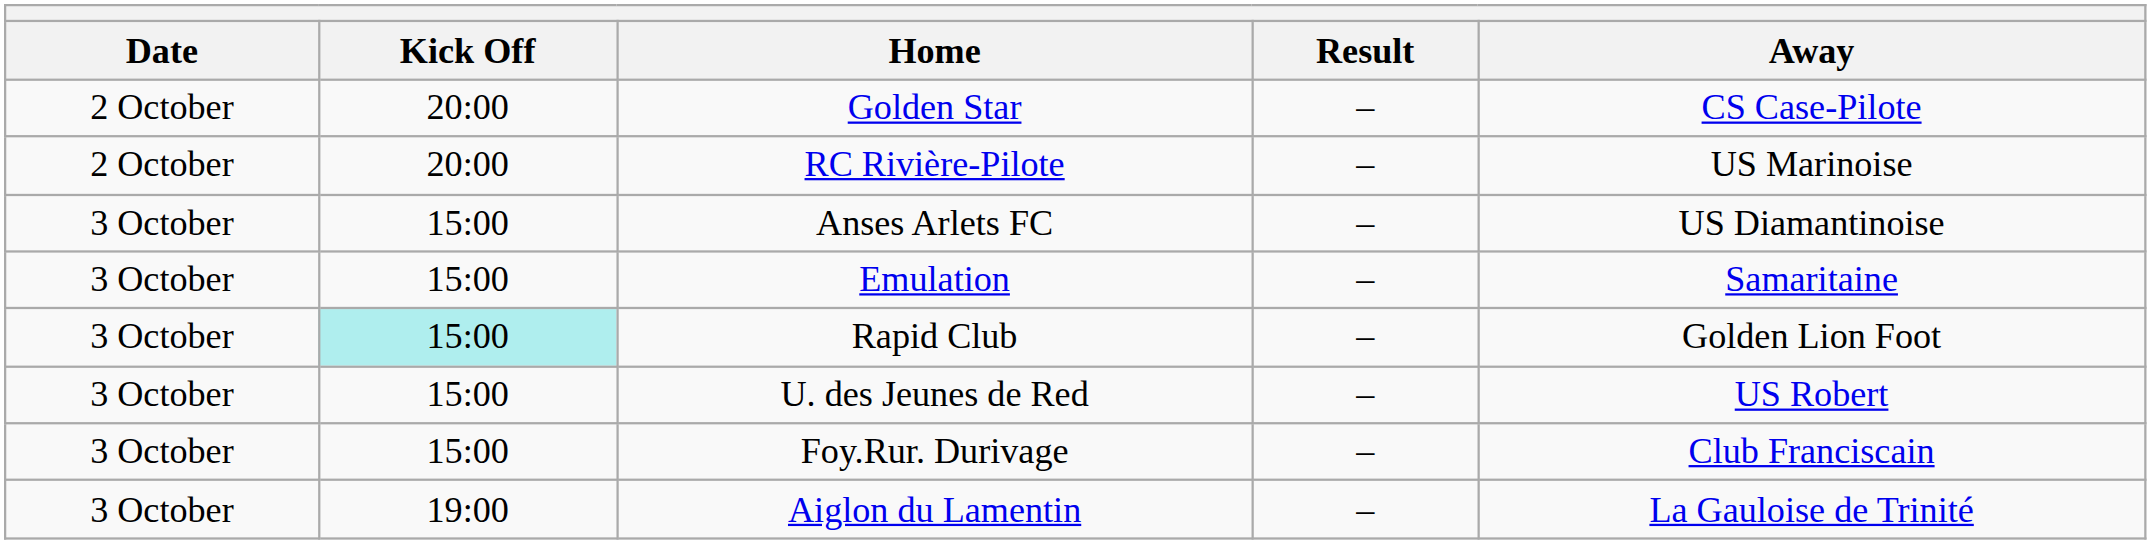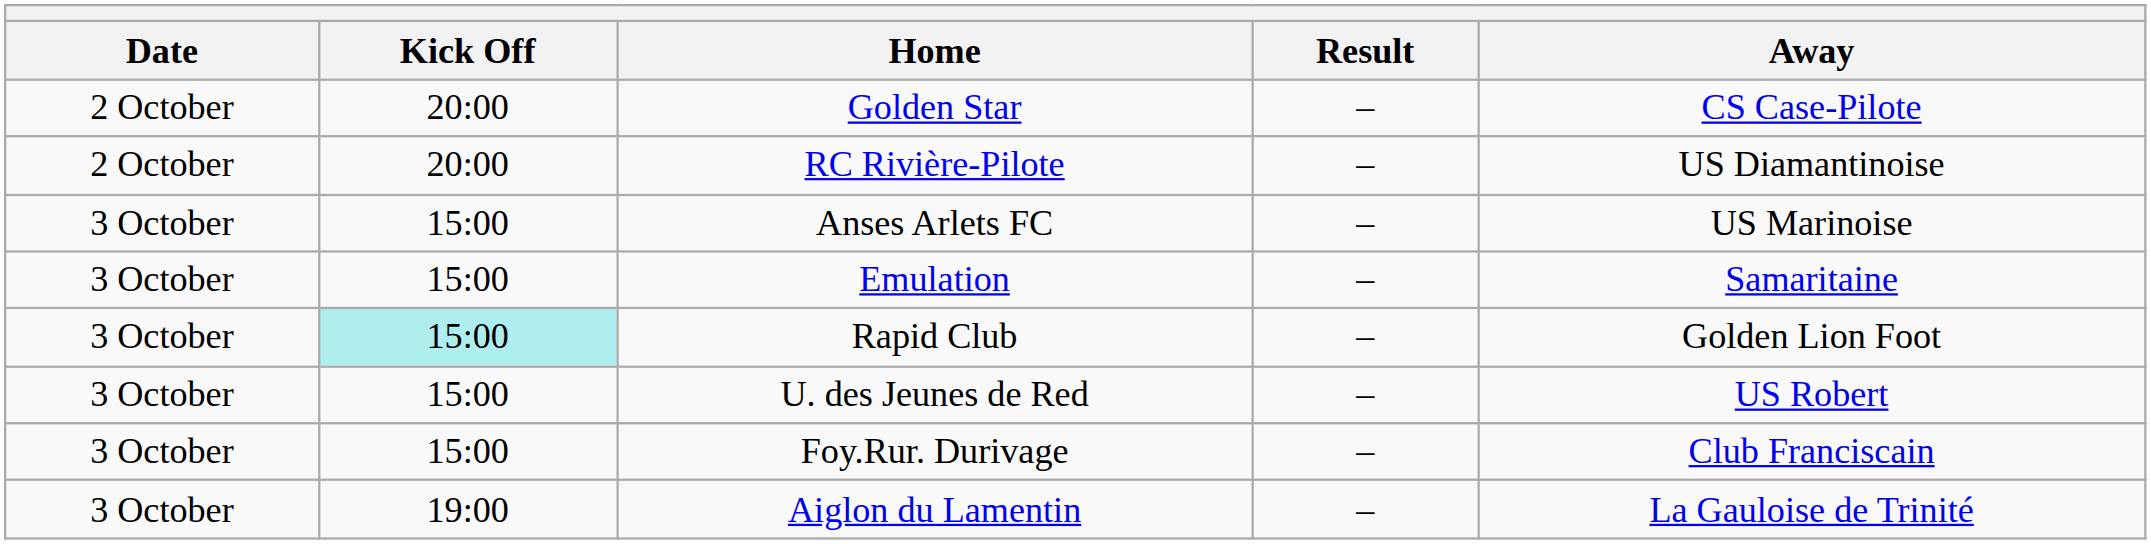(1812, 164) US Marinoise -> (1812, 164) US Diamantinoise
(1812, 221) US Diamantinoise -> (1812, 221) US Marinoise
